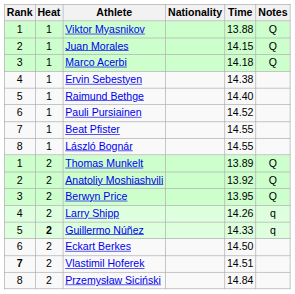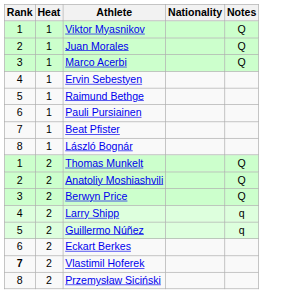- column: (240, 12)
(49, 230) bold -> (49, 230) normal
